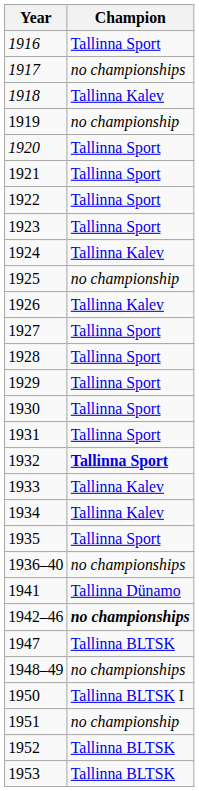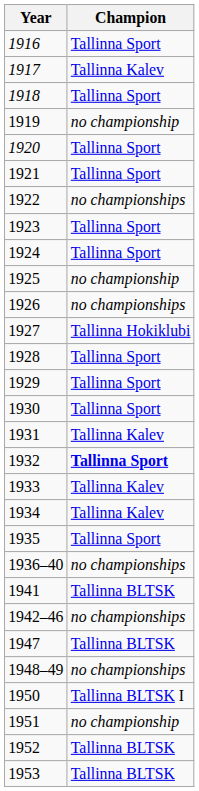(128, 69) no championships -> (117, 69) Tallinna Kalev
(117, 95) Tallinna Kalev -> (116, 95) Tallinna Sport
(116, 200) Tallinna Sport -> (128, 200) no championships
(117, 252) Tallinna Kalev -> (116, 252) Tallinna Sport
(117, 304) Tallinna Kalev -> (128, 304) no championships
(116, 330) Tallinna Sport -> (131, 330) Tallinna Hokiklubi
(116, 434) Tallinna Sport -> (117, 434) Tallinna Kalev
(126, 591) Tallinna Dünamo -> (123, 591) Tallinna BLTSK
(130, 617) bold -> (128, 617) normal
